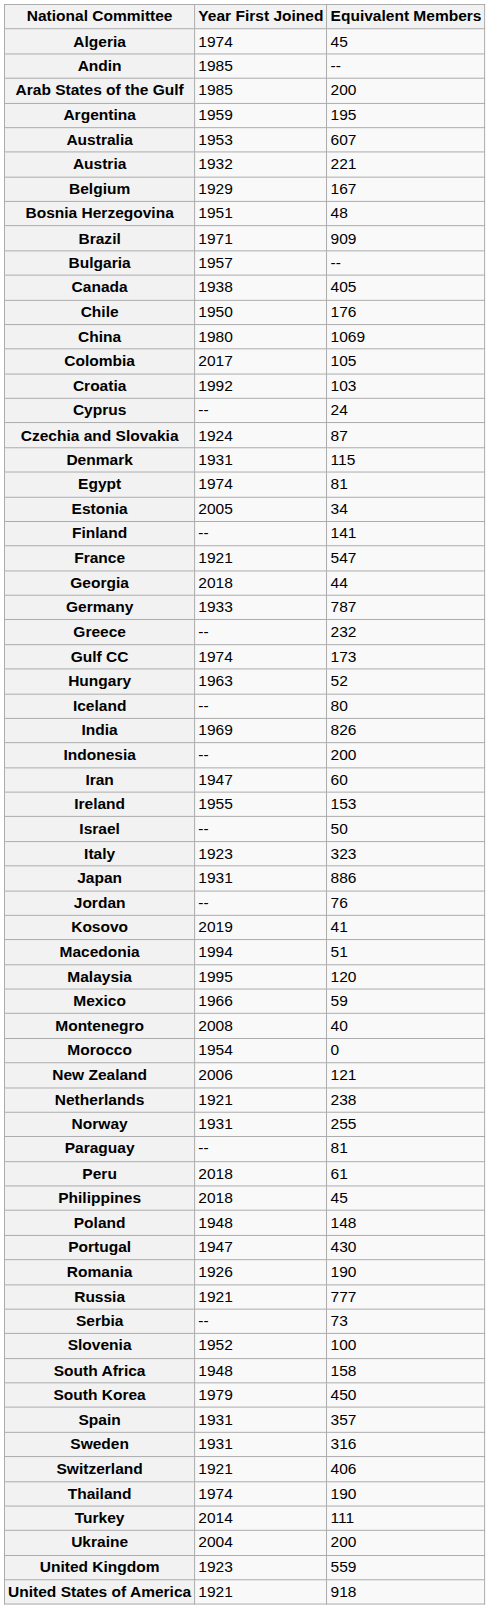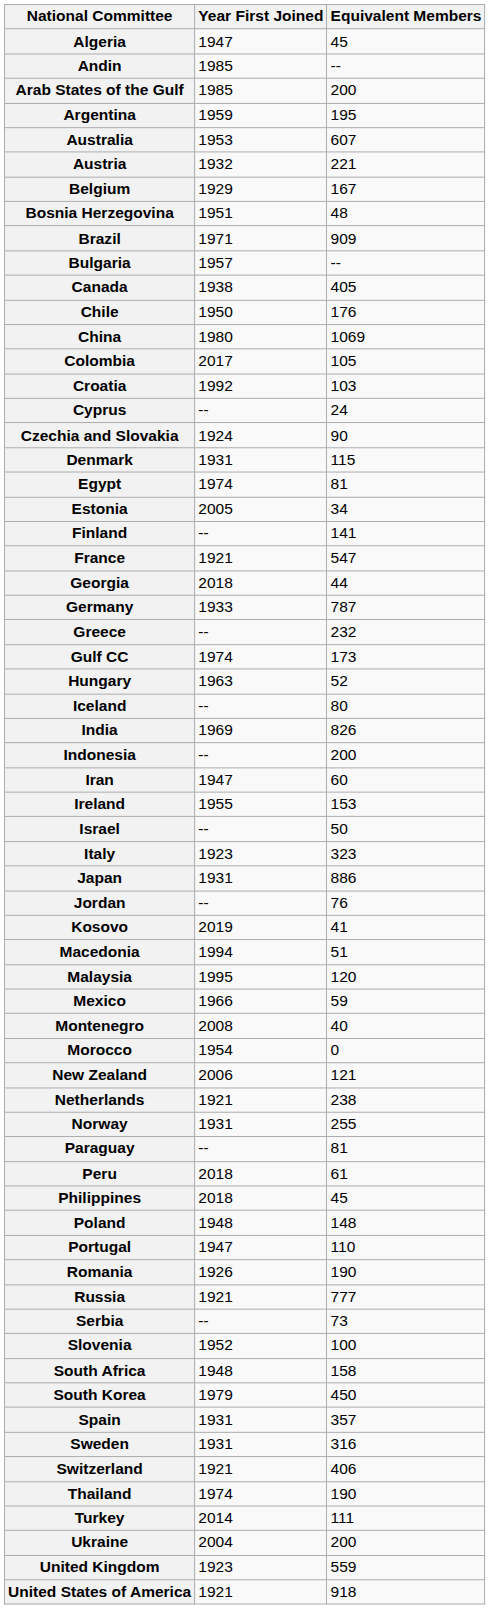(216, 41) 1974 -> (216, 41) 1947
(339, 435) 87 -> (339, 435) 90
(344, 1247) 430 -> (343, 1247) 110
